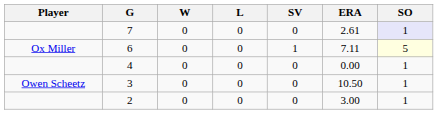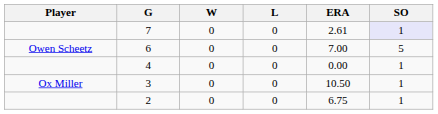- column: (295, 13)
(53, 48) Ox Miller -> (61, 48) Owen Scheetz
(350, 48) 7.11 -> (338, 48) 7.00
(405, 48) lightyellow background -> (401, 48) no background
(53, 83) Owen Scheetz -> (61, 83) Ox Miller
(350, 100) 3.00 -> (338, 100) 6.75
